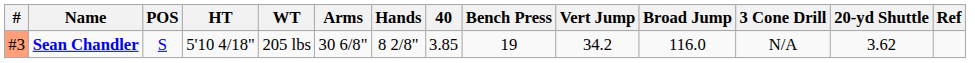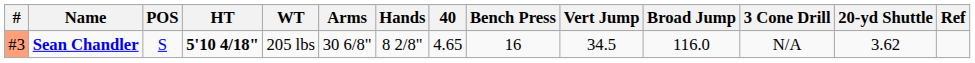(220, 44) normal -> (223, 44) bold
(444, 44) 3.85 -> (448, 44) 4.65
(509, 44) 19 -> (513, 44) 16
(597, 44) 34.2 -> (602, 44) 34.5
